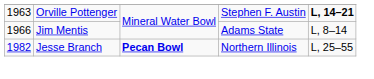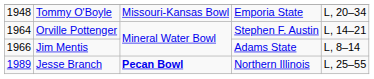+ row: (74, 13)
(19, 13) 1963 -> (19, 30) 1964
(332, 13) bold -> (345, 30) normal
(19, 47) 1982 -> (19, 64) 1989
